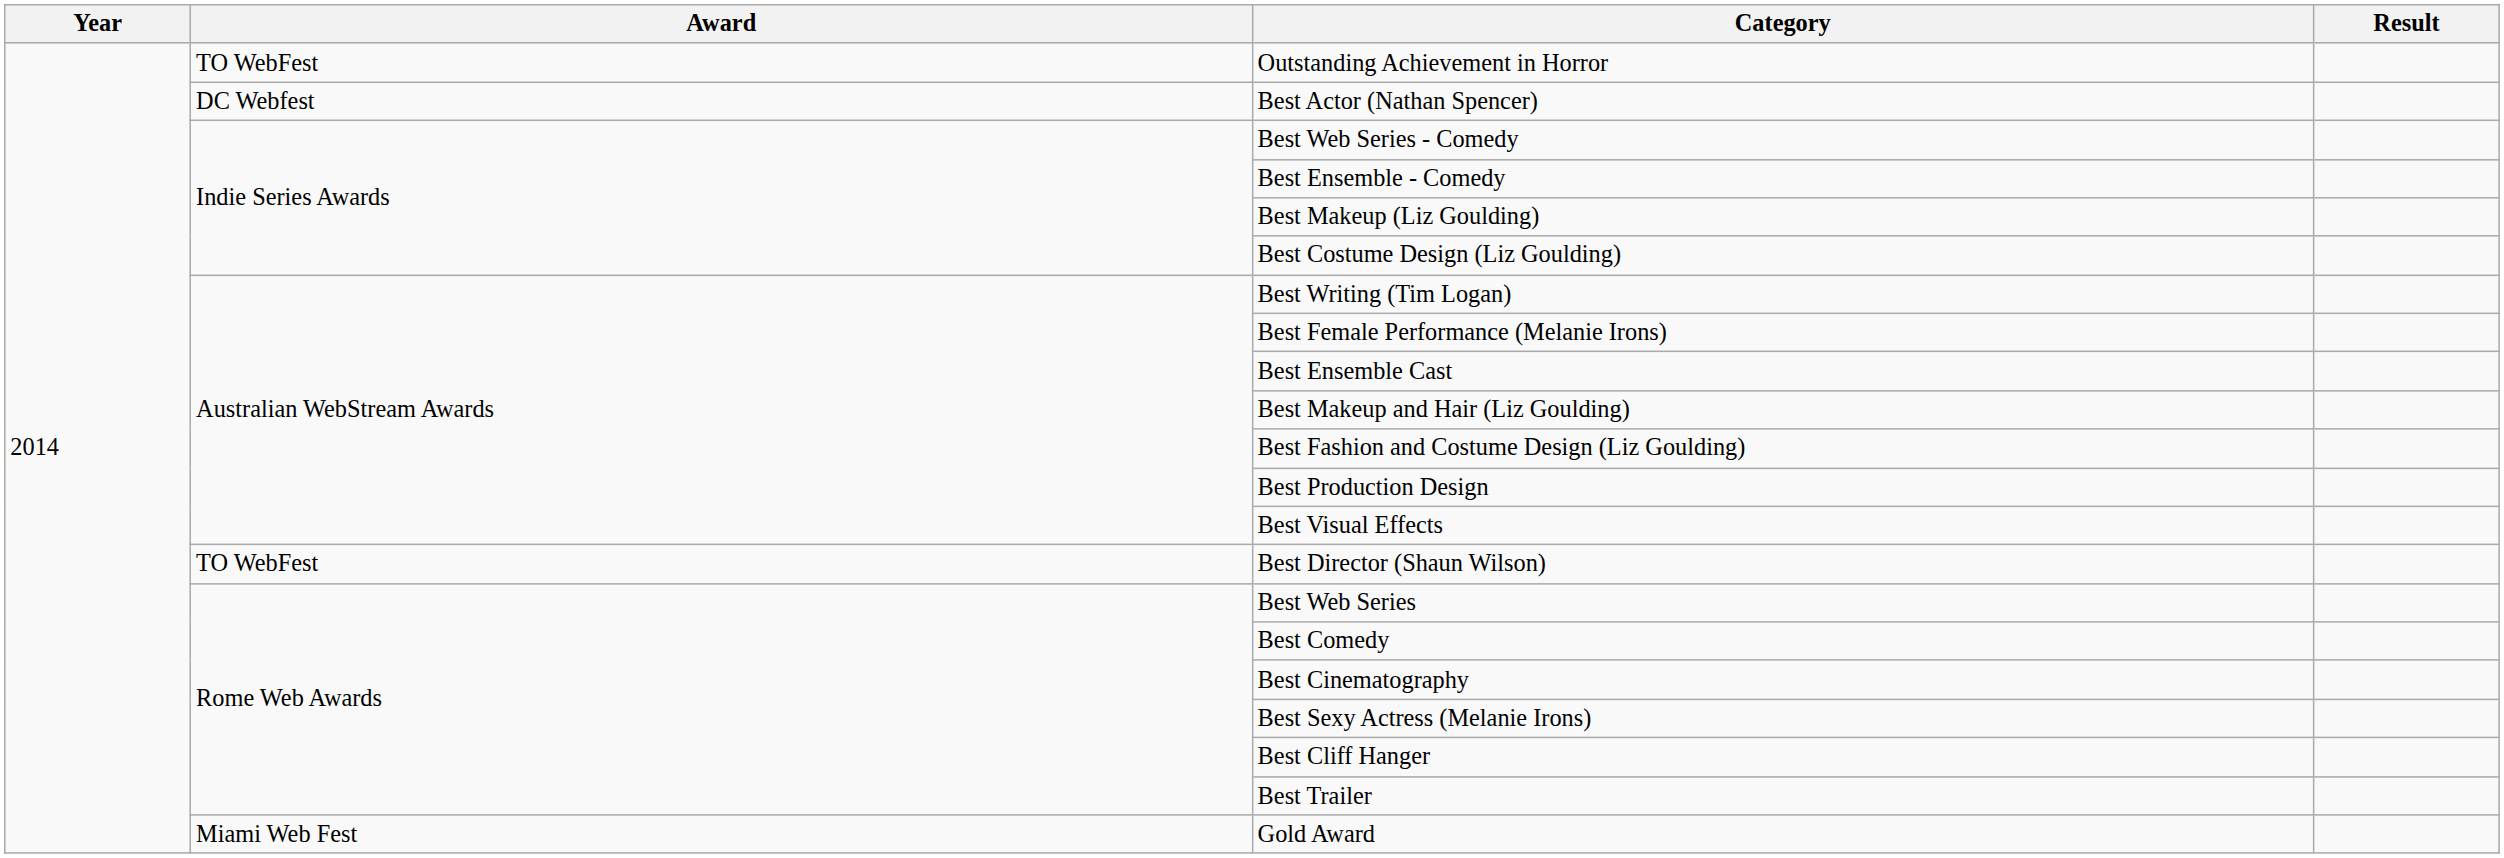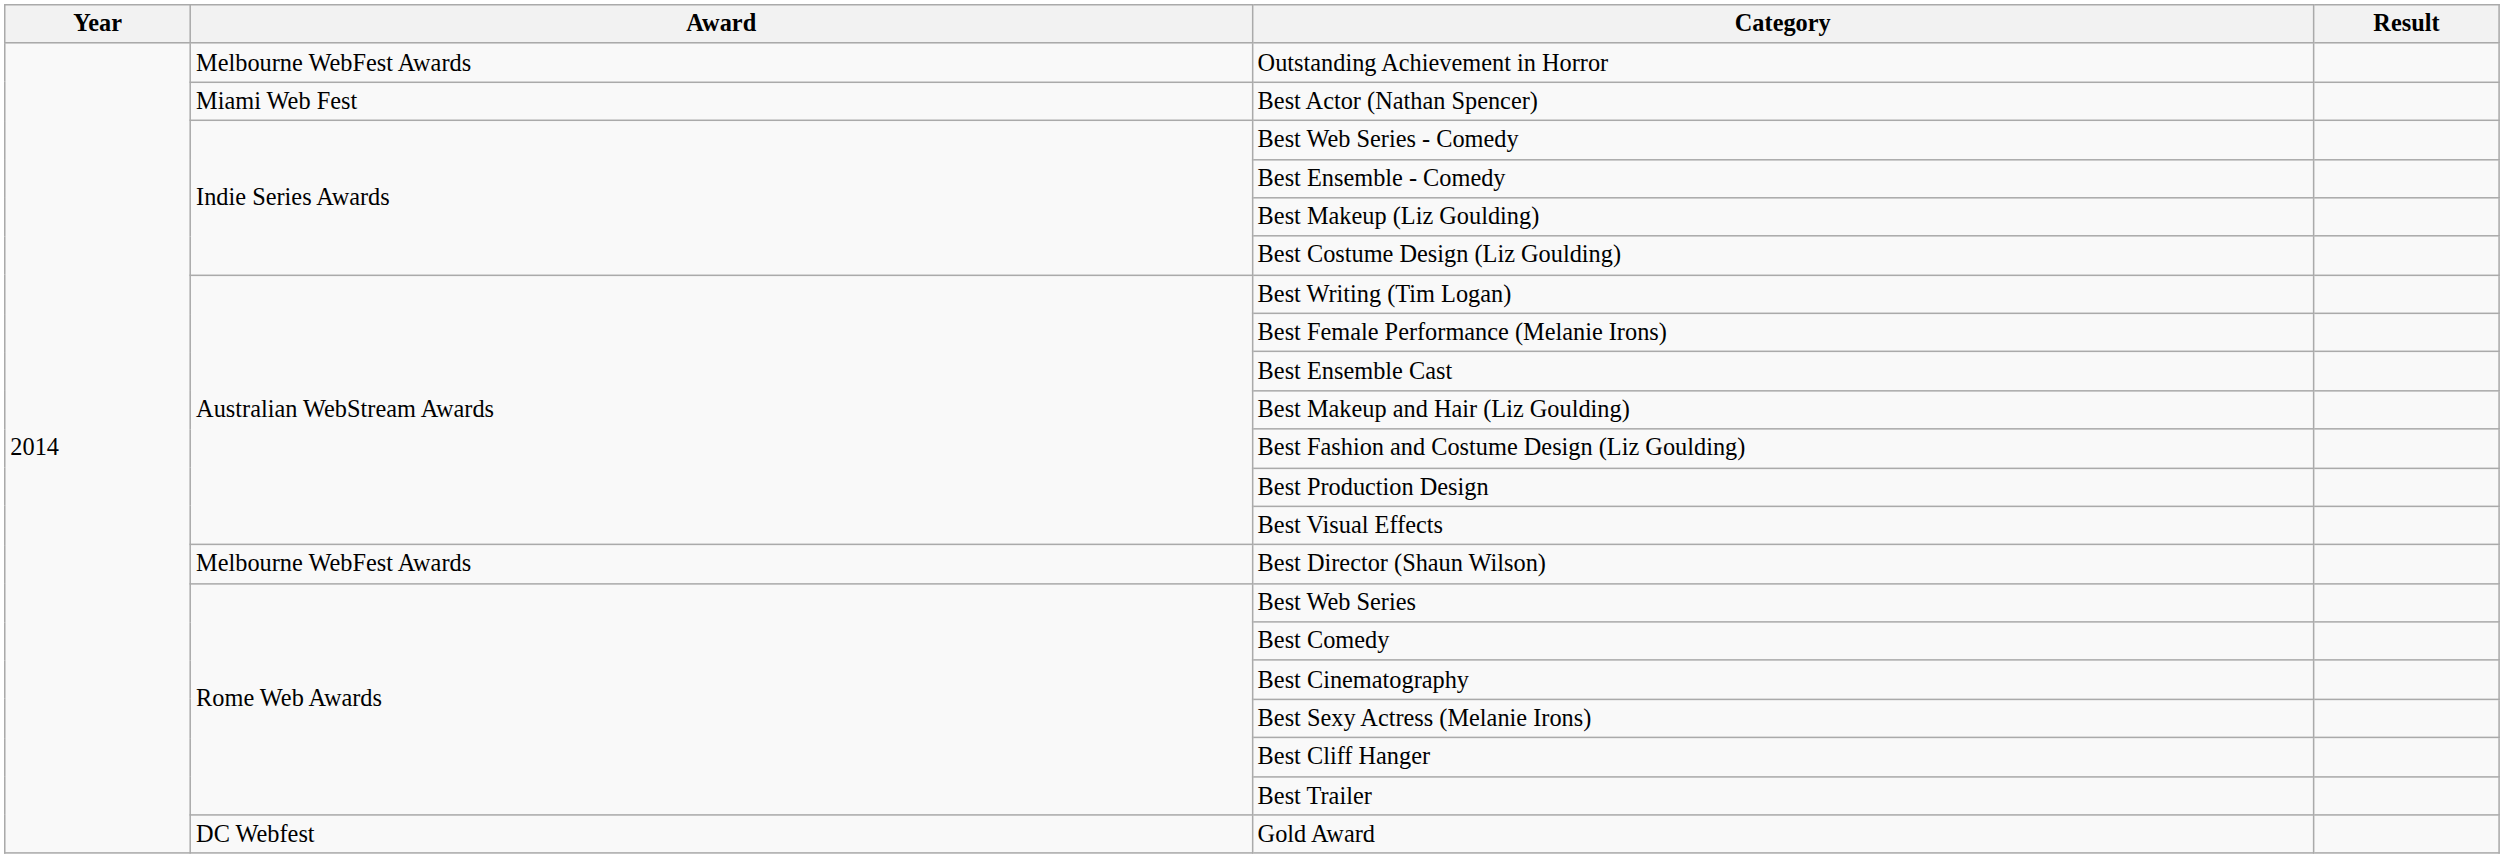(257, 62) TO WebFest -> (334, 62) Melbourne WebFest Awards
(255, 100) DC Webfest -> (277, 100) Miami Web Fest
(257, 563) TO WebFest -> (334, 563) Melbourne WebFest Awards
(277, 833) Miami Web Fest -> (255, 833) DC Webfest
